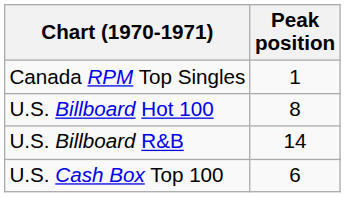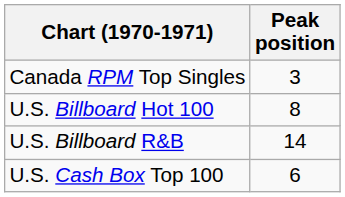(295, 76) 1 -> (295, 76) 3
